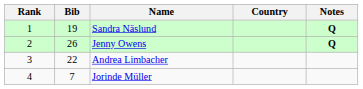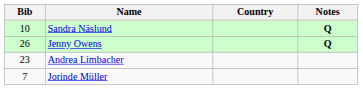- column: (29, 12)
(72, 28) 19 -> (25, 28) 10
(72, 60) 22 -> (25, 60) 23
